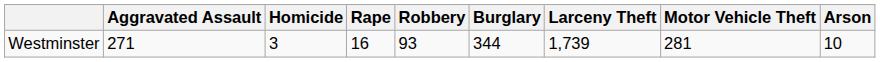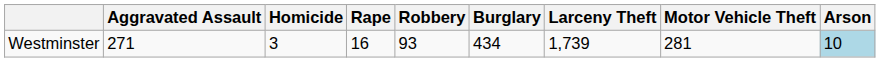(487, 43) 344 -> (487, 43) 434
(833, 43) no background -> (833, 43) lightblue background
